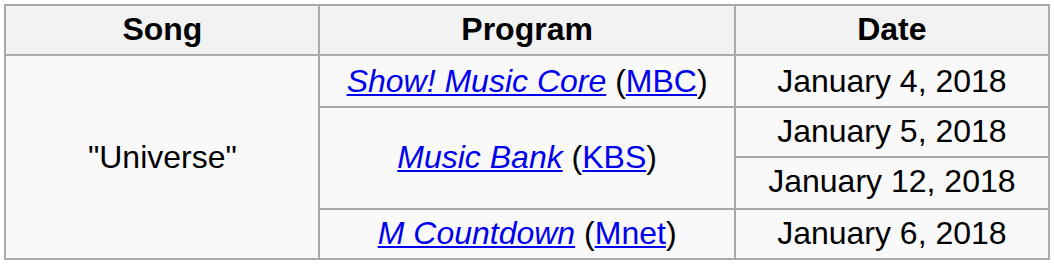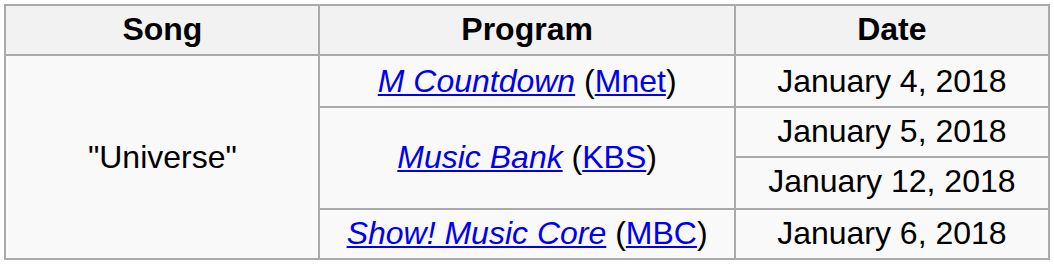(527, 80) Show! Music Core (MBC) -> (527, 80) M Countdown (Mnet)
(527, 232) M Countdown (Mnet) -> (527, 232) Show! Music Core (MBC)
